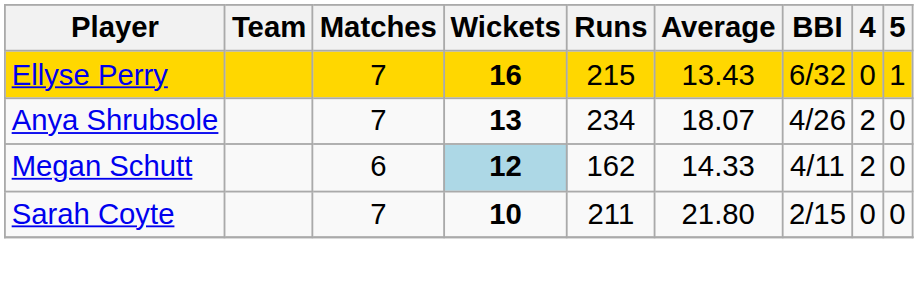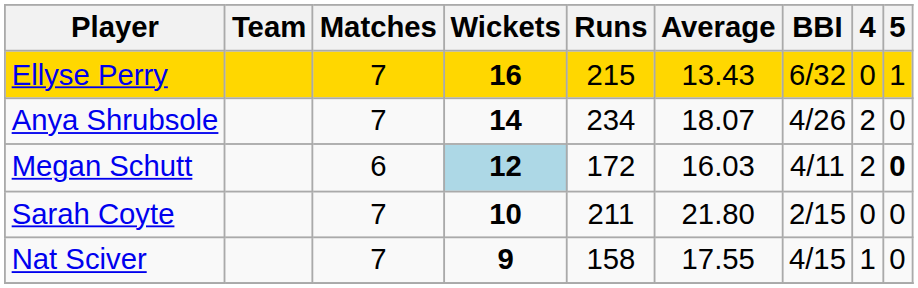(506, 120) 13 -> (506, 120) 14
(611, 167) 162 -> (611, 167) 172
(718, 167) 14.33 -> (718, 167) 16.03
(897, 167) normal -> (897, 167) bold
+ row: (79, 259)
